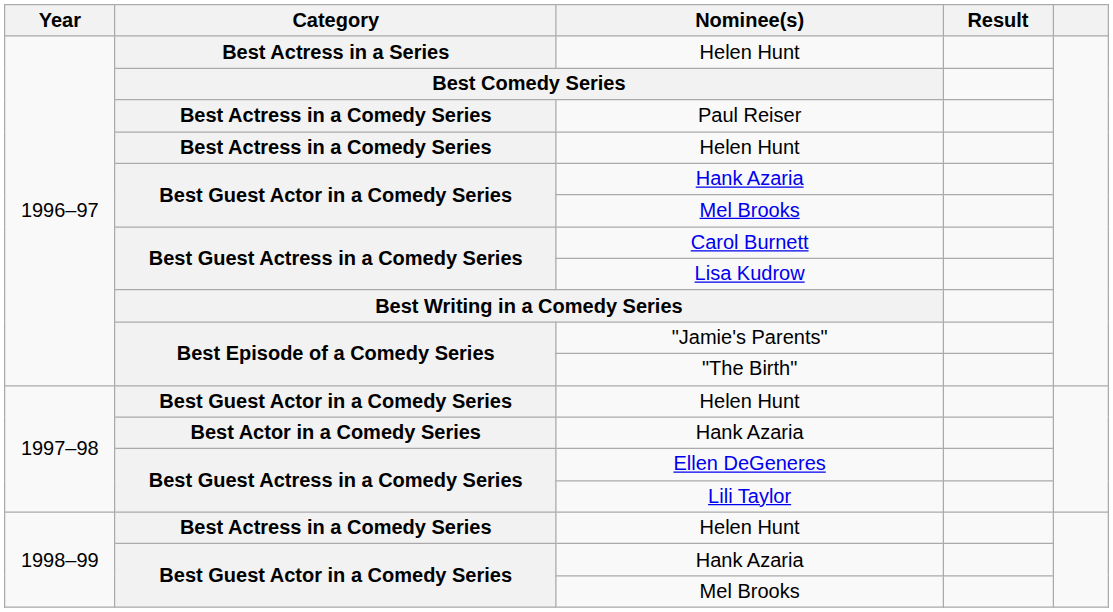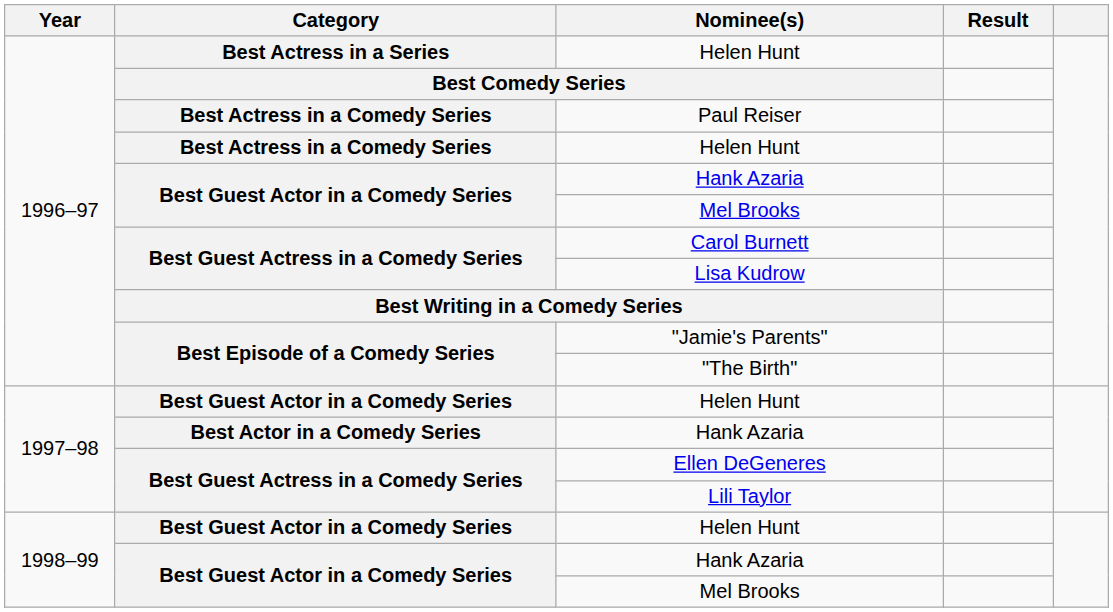(336, 527) Best Actress in a Comedy Series -> (336, 527) Best Guest Actor in a Comedy Series
